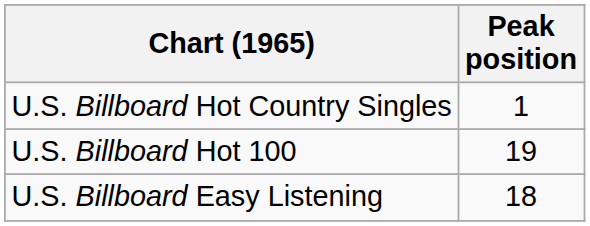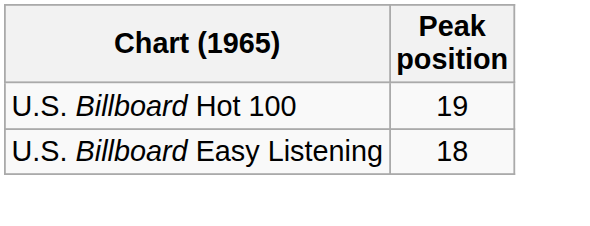- row: (232, 105)
